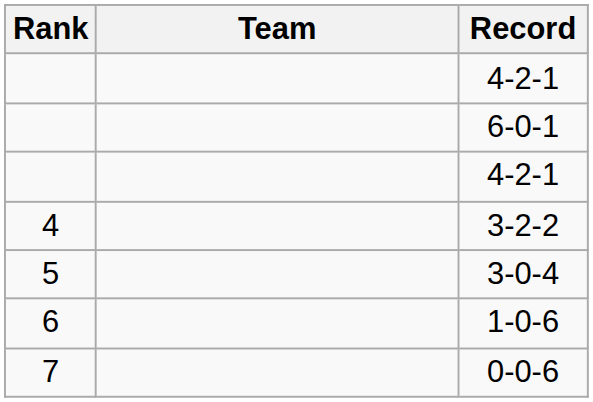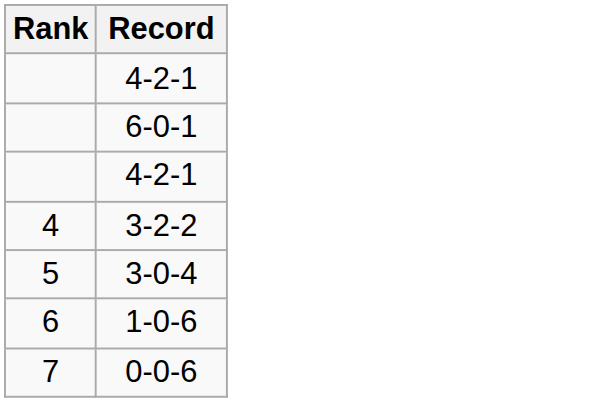- column: (277, 28)
